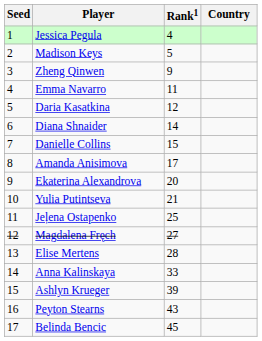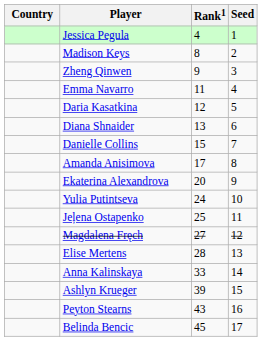columns swapped: (229, 15) <-> (19, 15)
(170, 53) 5 -> (197, 53) 8
(172, 126) 14 -> (200, 126) 13
(172, 199) 21 -> (200, 199) 24
